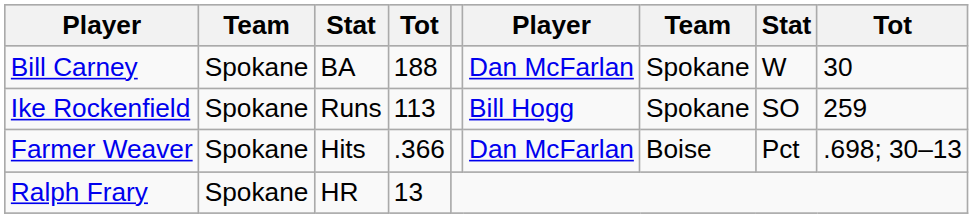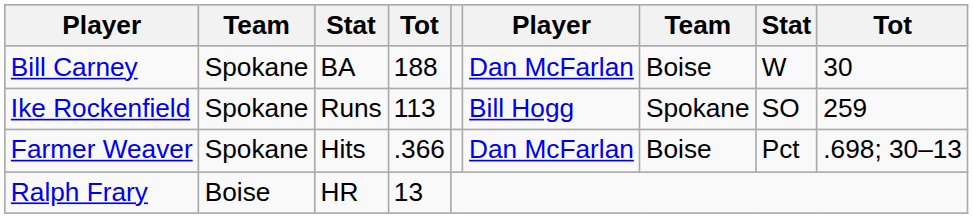(698, 66) Spokane -> (679, 66) Boise
(257, 191) Spokane -> (238, 191) Boise
